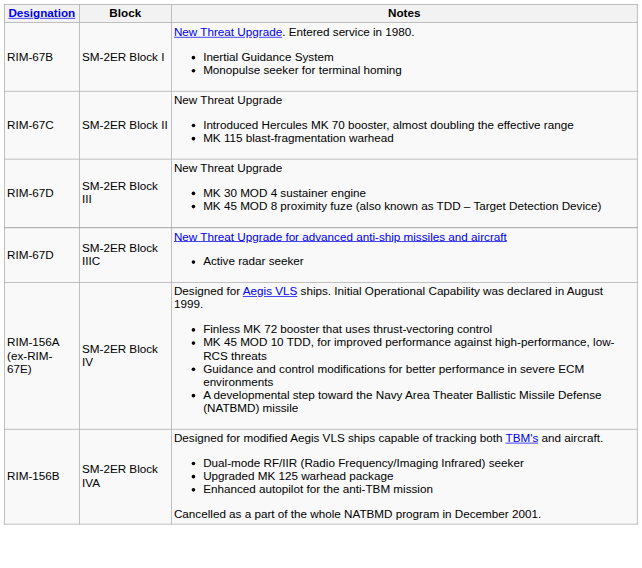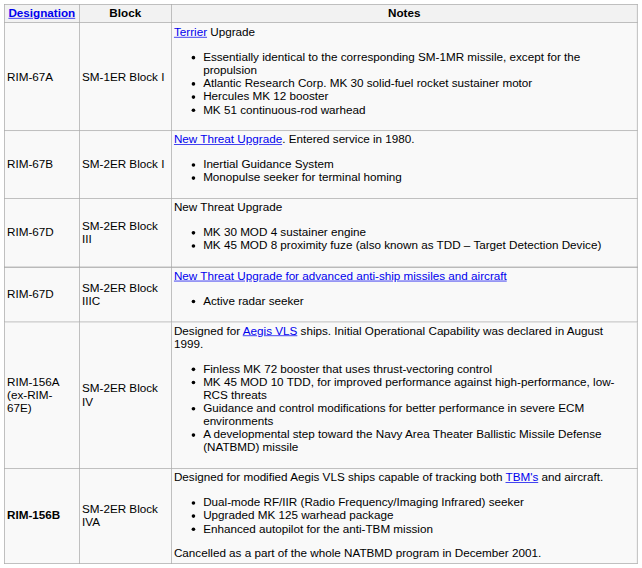+ row: (123, 76)
- row: (125, 125)
(33, 476) normal -> (34, 516) bold
